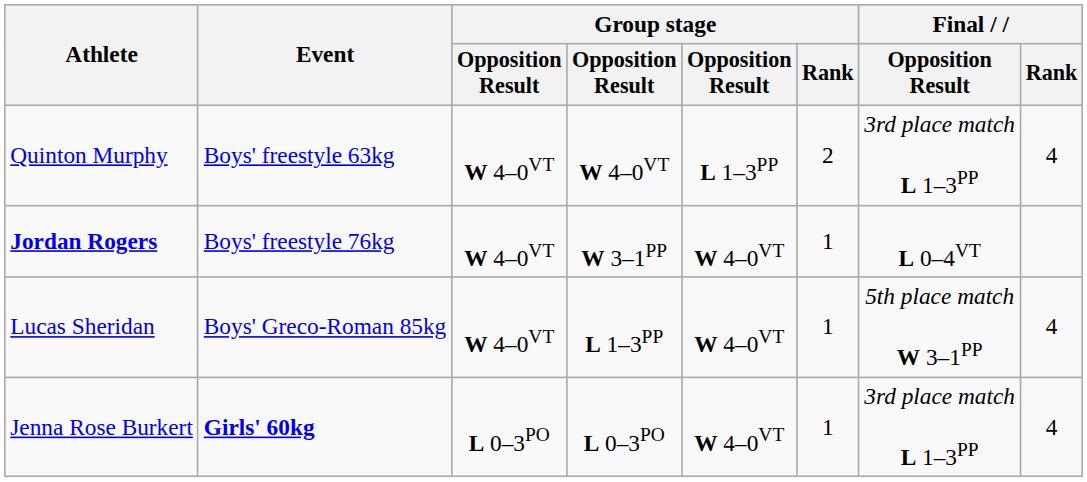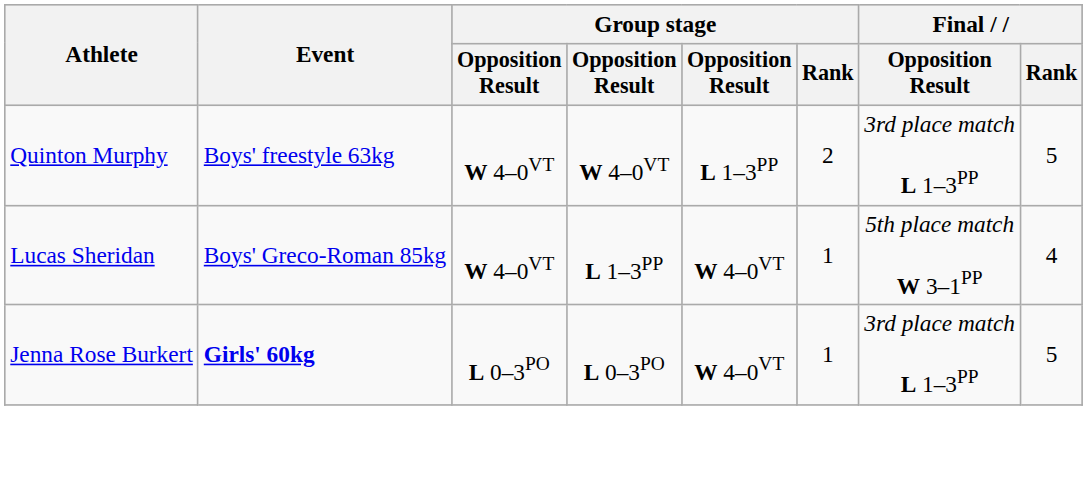(1052, 155) 4 -> (1052, 155) 5
- row: (84, 241)
(1052, 427) 4 -> (1052, 354) 5
